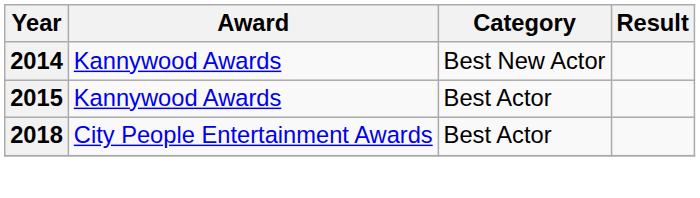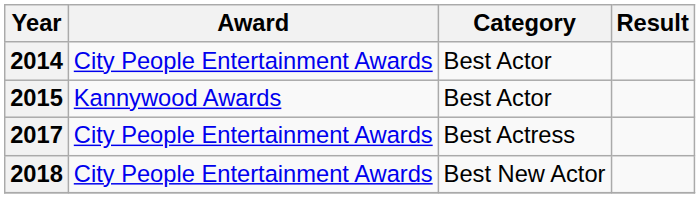(178, 60) Kannywood Awards -> (253, 60) City People Entertainment Awards
(525, 60) Best New Actor -> (498, 60) Best Actor
+ row: (37, 135)
(498, 135) Best Actor -> (525, 173) Best New Actor
